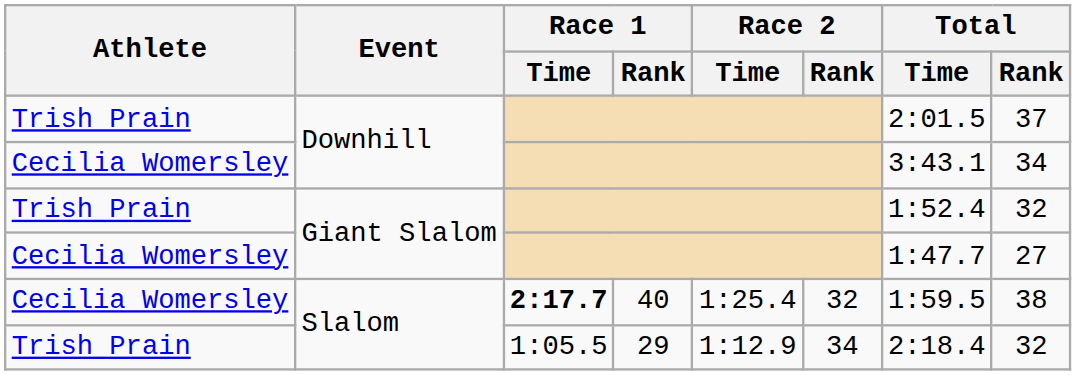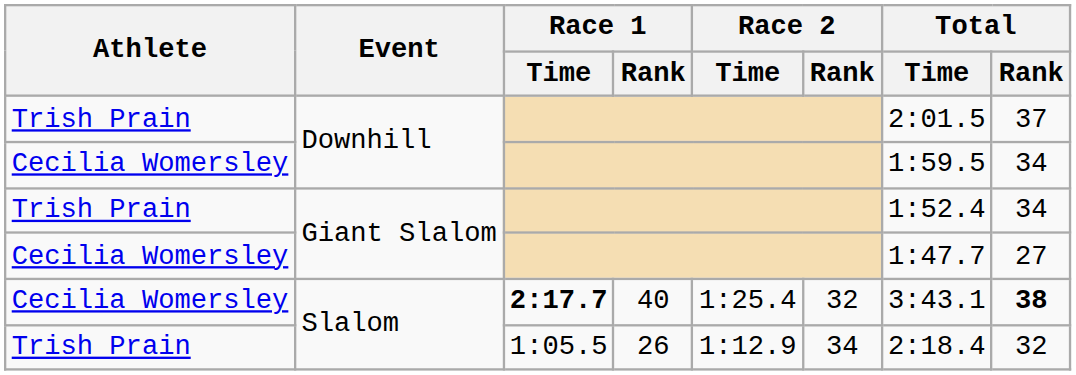(937, 164) 3:43.1 -> (937, 164) 1:59.5
(1031, 210) 32 -> (1031, 210) 34
(937, 301) 1:59.5 -> (937, 301) 3:43.1
(1031, 301) normal -> (1031, 301) bold
(653, 347) 29 -> (653, 347) 26
